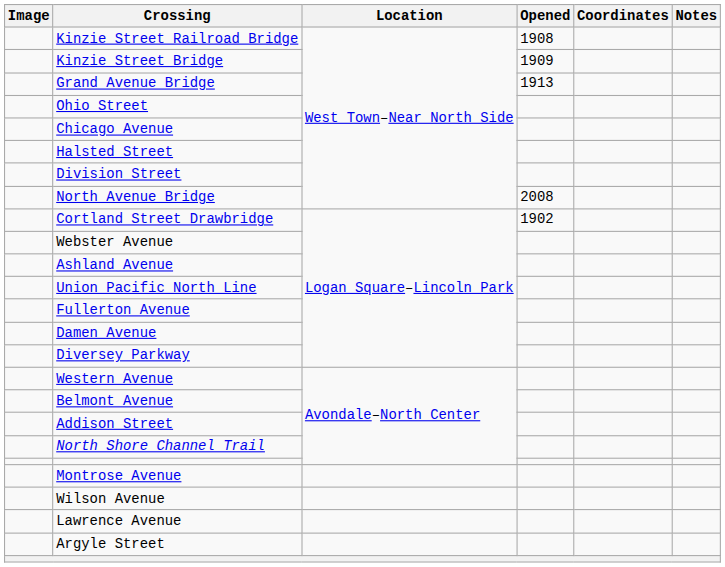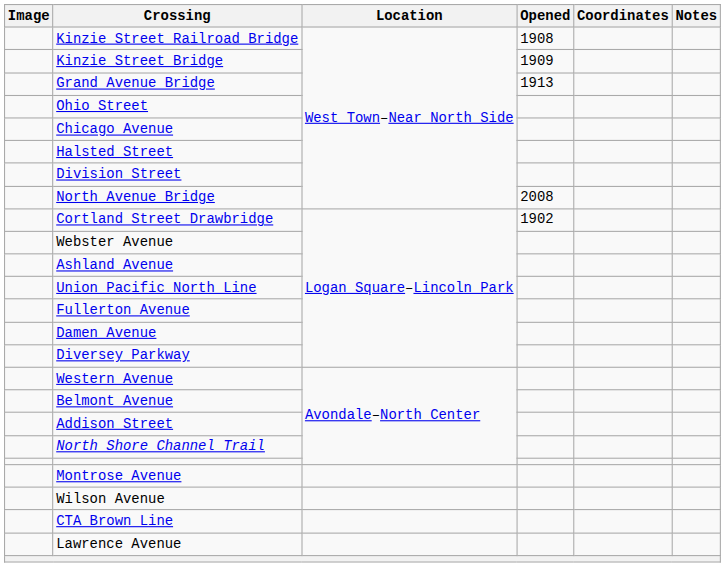+ row: (115, 521)
- row: (110, 544)
